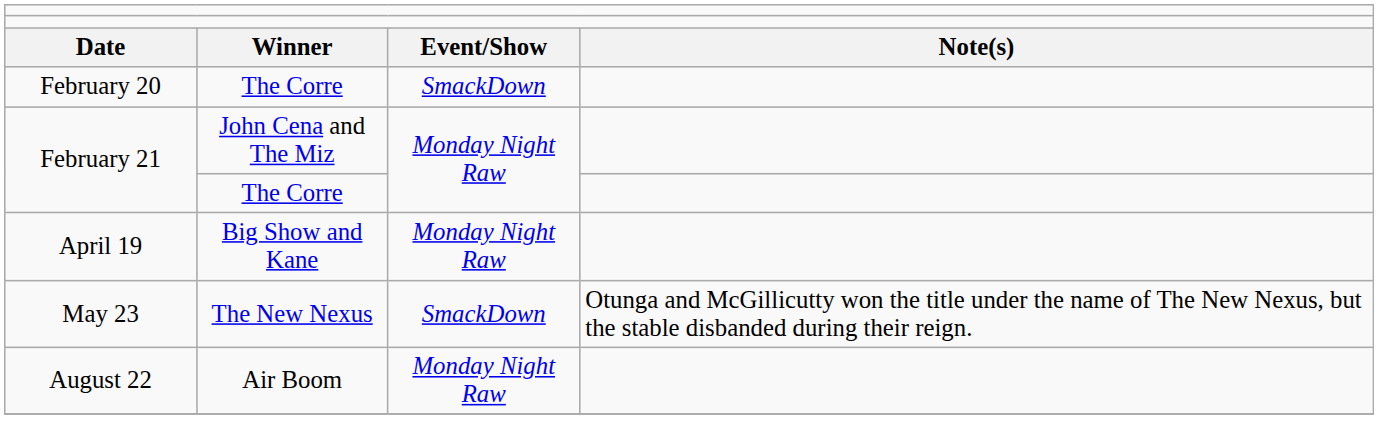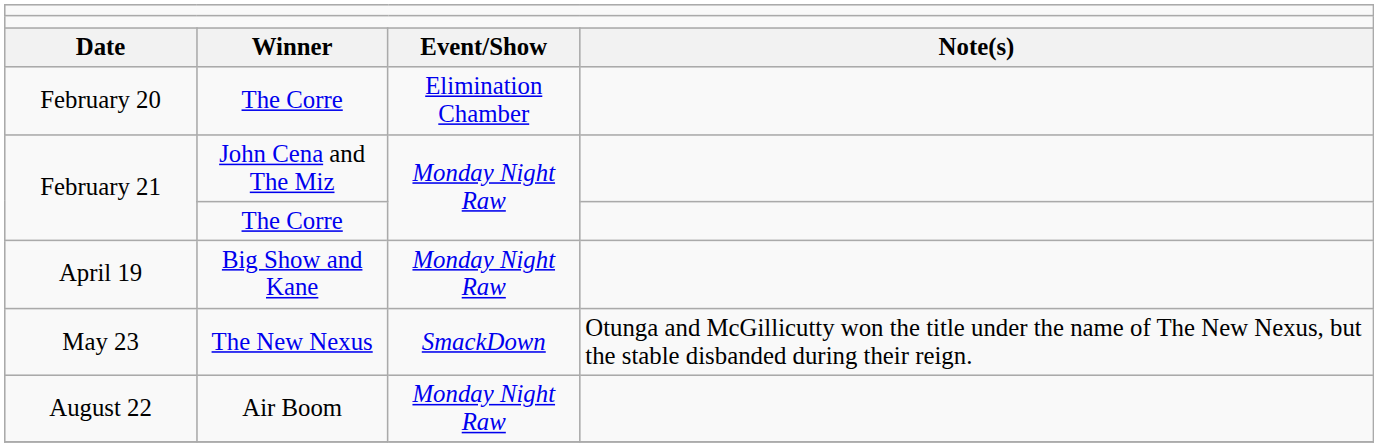(484, 86) SmackDown -> (484, 100) Elimination Chamber
